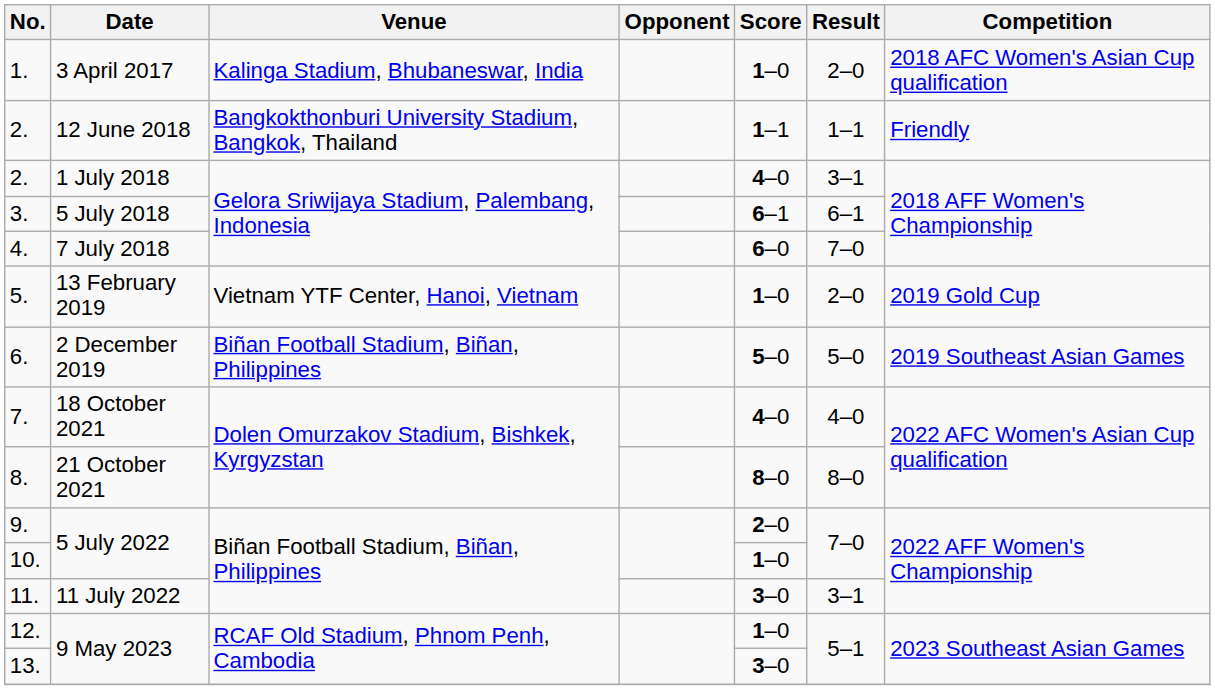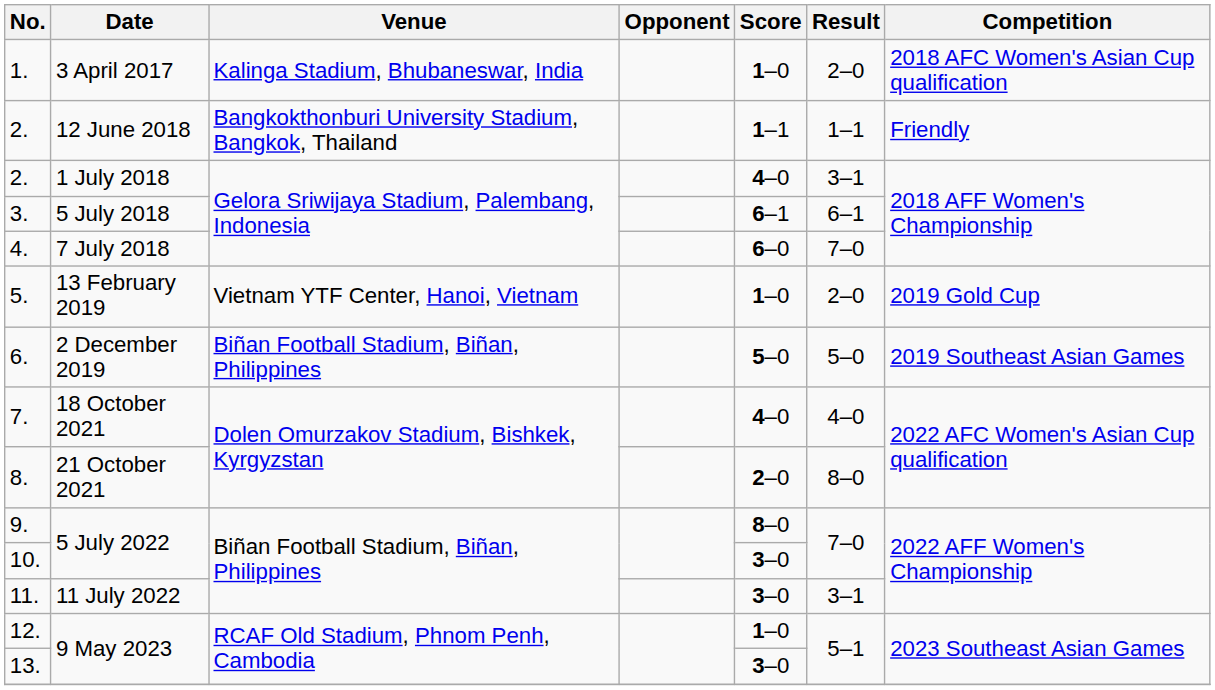(771, 477) 8–0 -> (771, 477) 2–0
(771, 524) 2–0 -> (771, 524) 8–0
(771, 560) 1–0 -> (771, 560) 3–0
